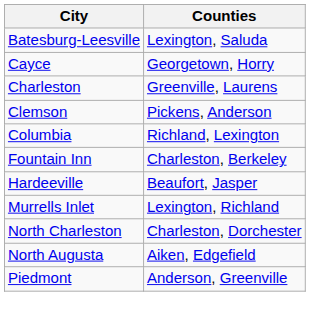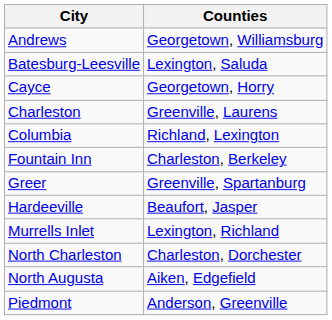+ row: (37, 40)
- row: (38, 111)
+ row: (27, 183)
